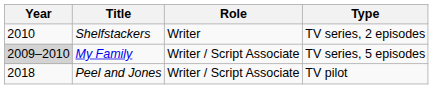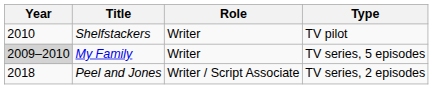(365, 34) TV series, 2 episodes -> (326, 34) TV pilot
(233, 53) Writer / Script Associate -> (184, 53) Writer
(326, 73) TV pilot -> (365, 73) TV series, 2 episodes
